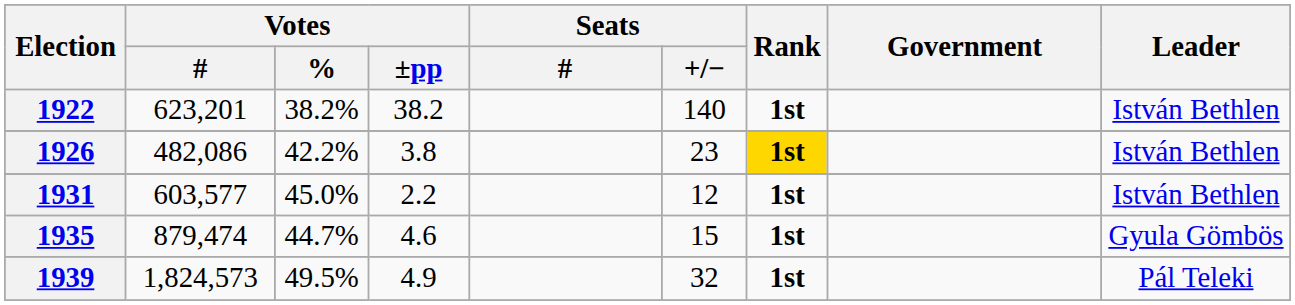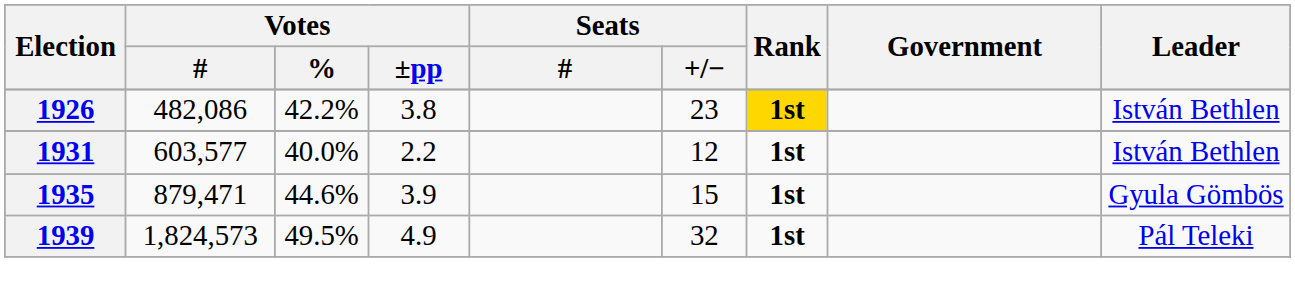- row: (66, 109)
(322, 193) 45.0% -> (322, 151) 40.0%
(200, 235) 879,474 -> (200, 193) 879,471
(322, 235) 44.7% -> (322, 193) 44.6%
(419, 235) 4.6 -> (419, 193) 3.9
